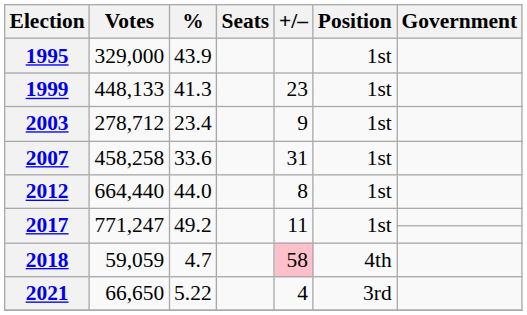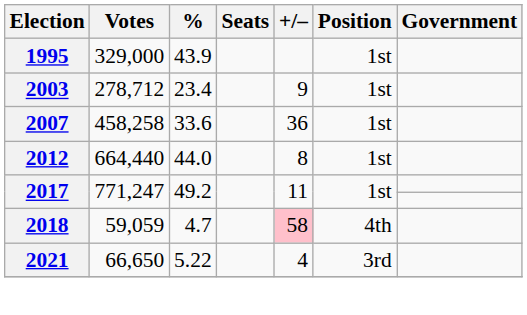- row: (47, 89)
(297, 157) 31 -> (297, 123) 36
